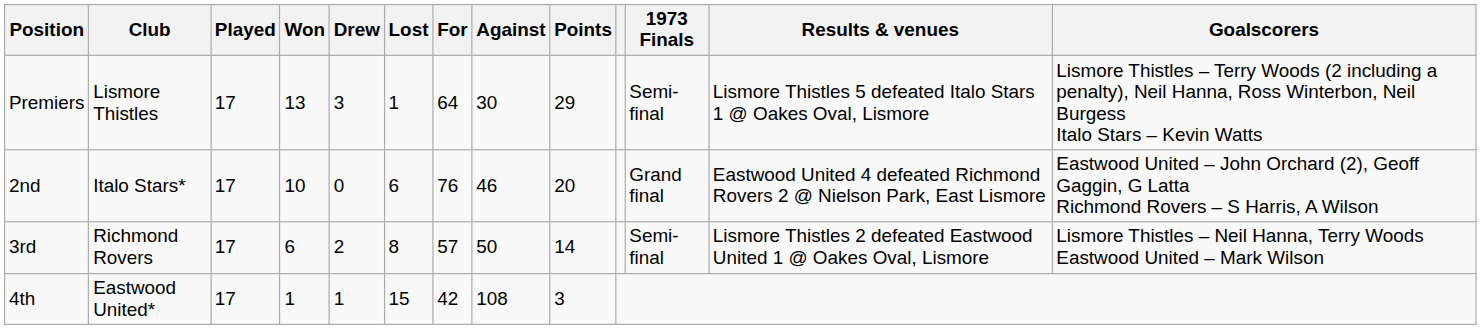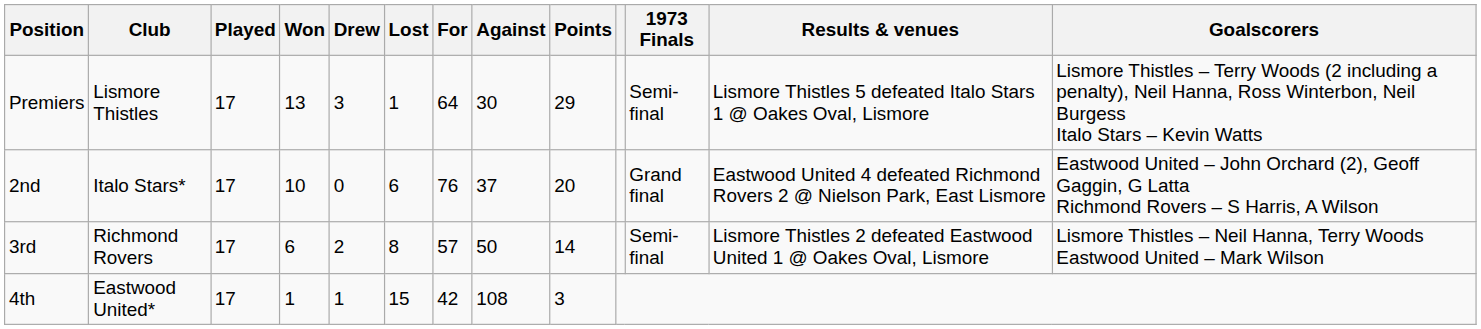(487, 185) 46 -> (487, 185) 37
